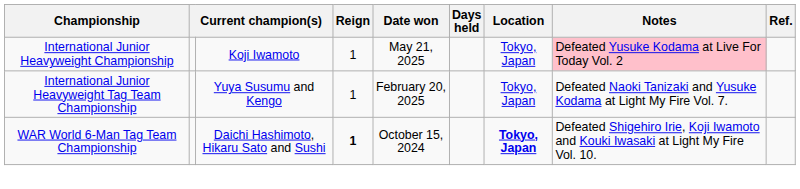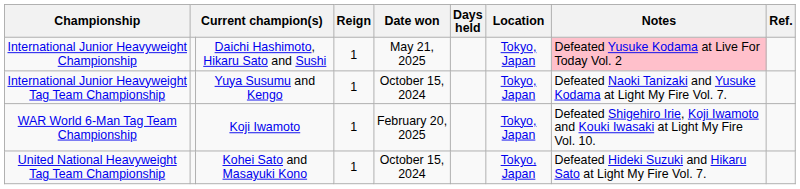(264, 54) Koji Iwamoto -> (265, 54) Daichi Hashimoto, Hikaru Sato and Sushi
(411, 94) February 20, 2025 -> (412, 87) October 15, 2024
(264, 141) Daichi Hashimoto, Hikaru Sato and Sushi -> (265, 127) Koji Iwamoto
(353, 141) bold -> (354, 127) normal
(411, 141) October 15, 2024 -> (412, 127) February 20, 2025
(518, 141) bold -> (519, 127) normal
+ row: (97, 167)
